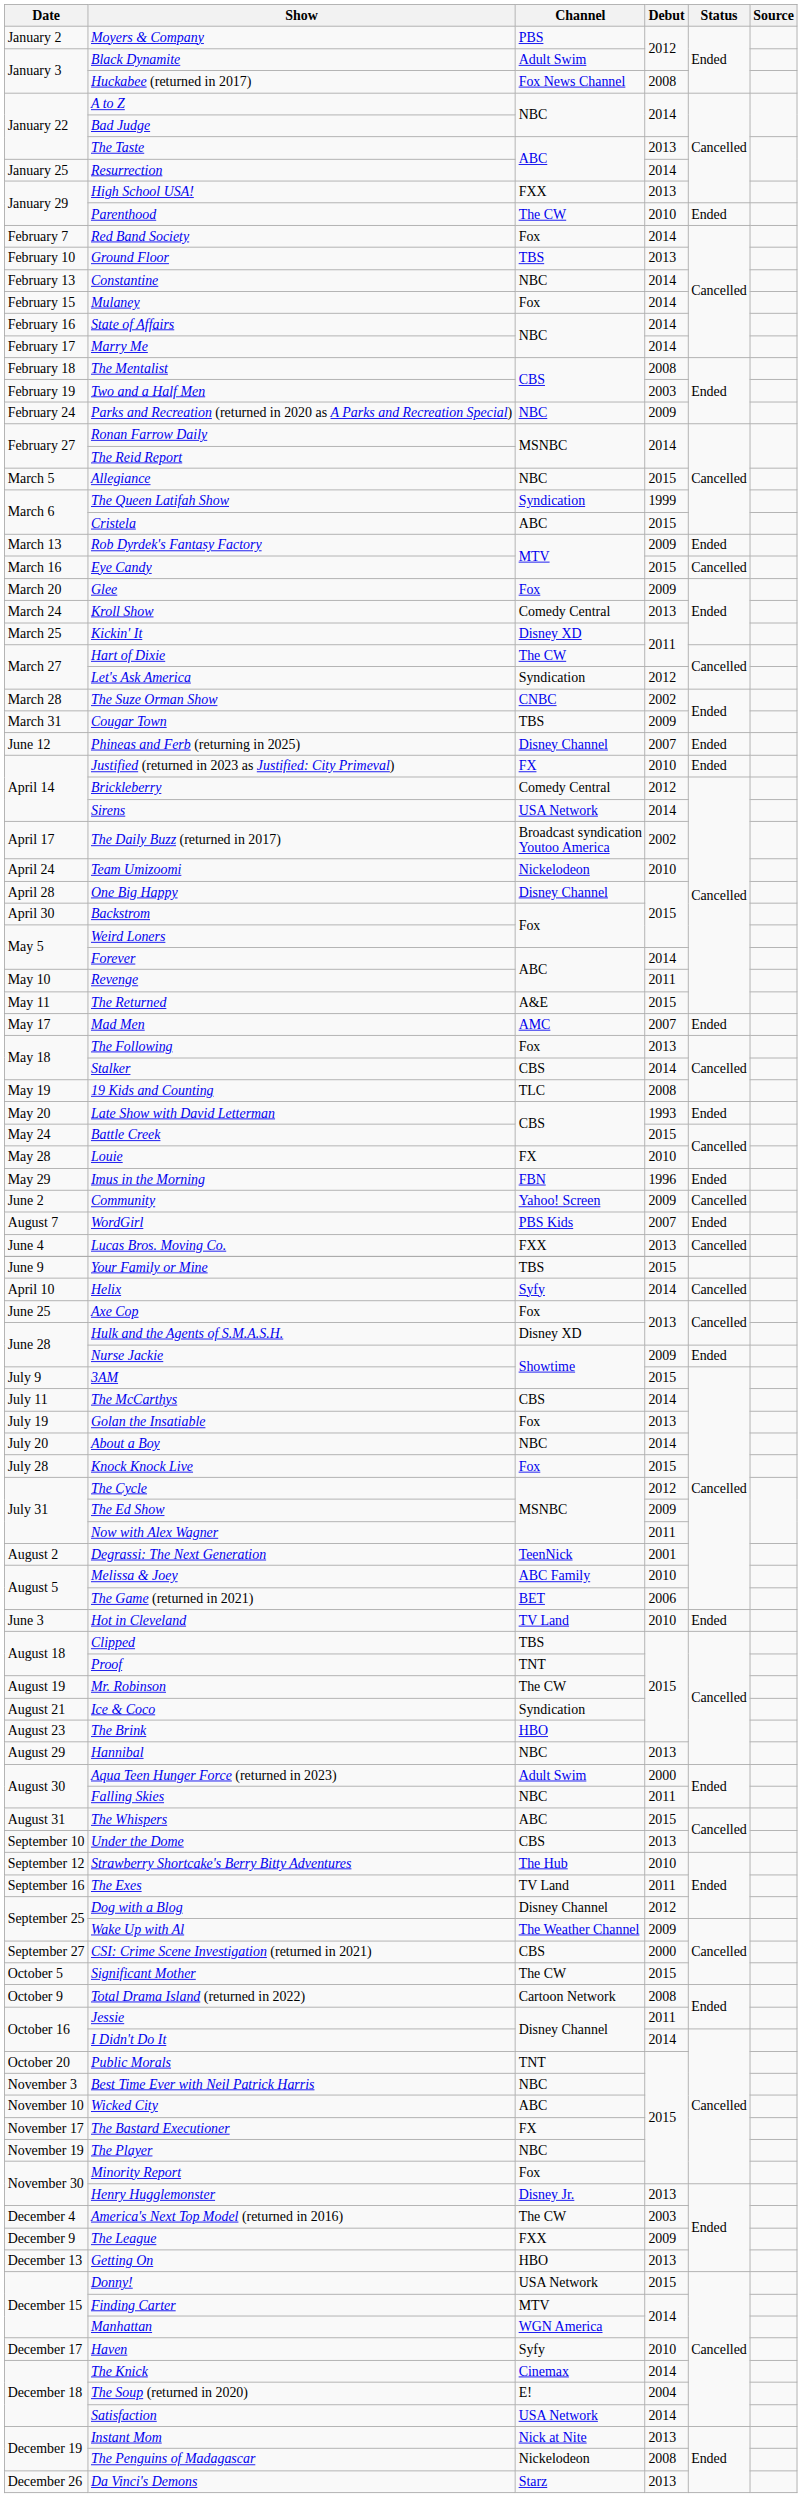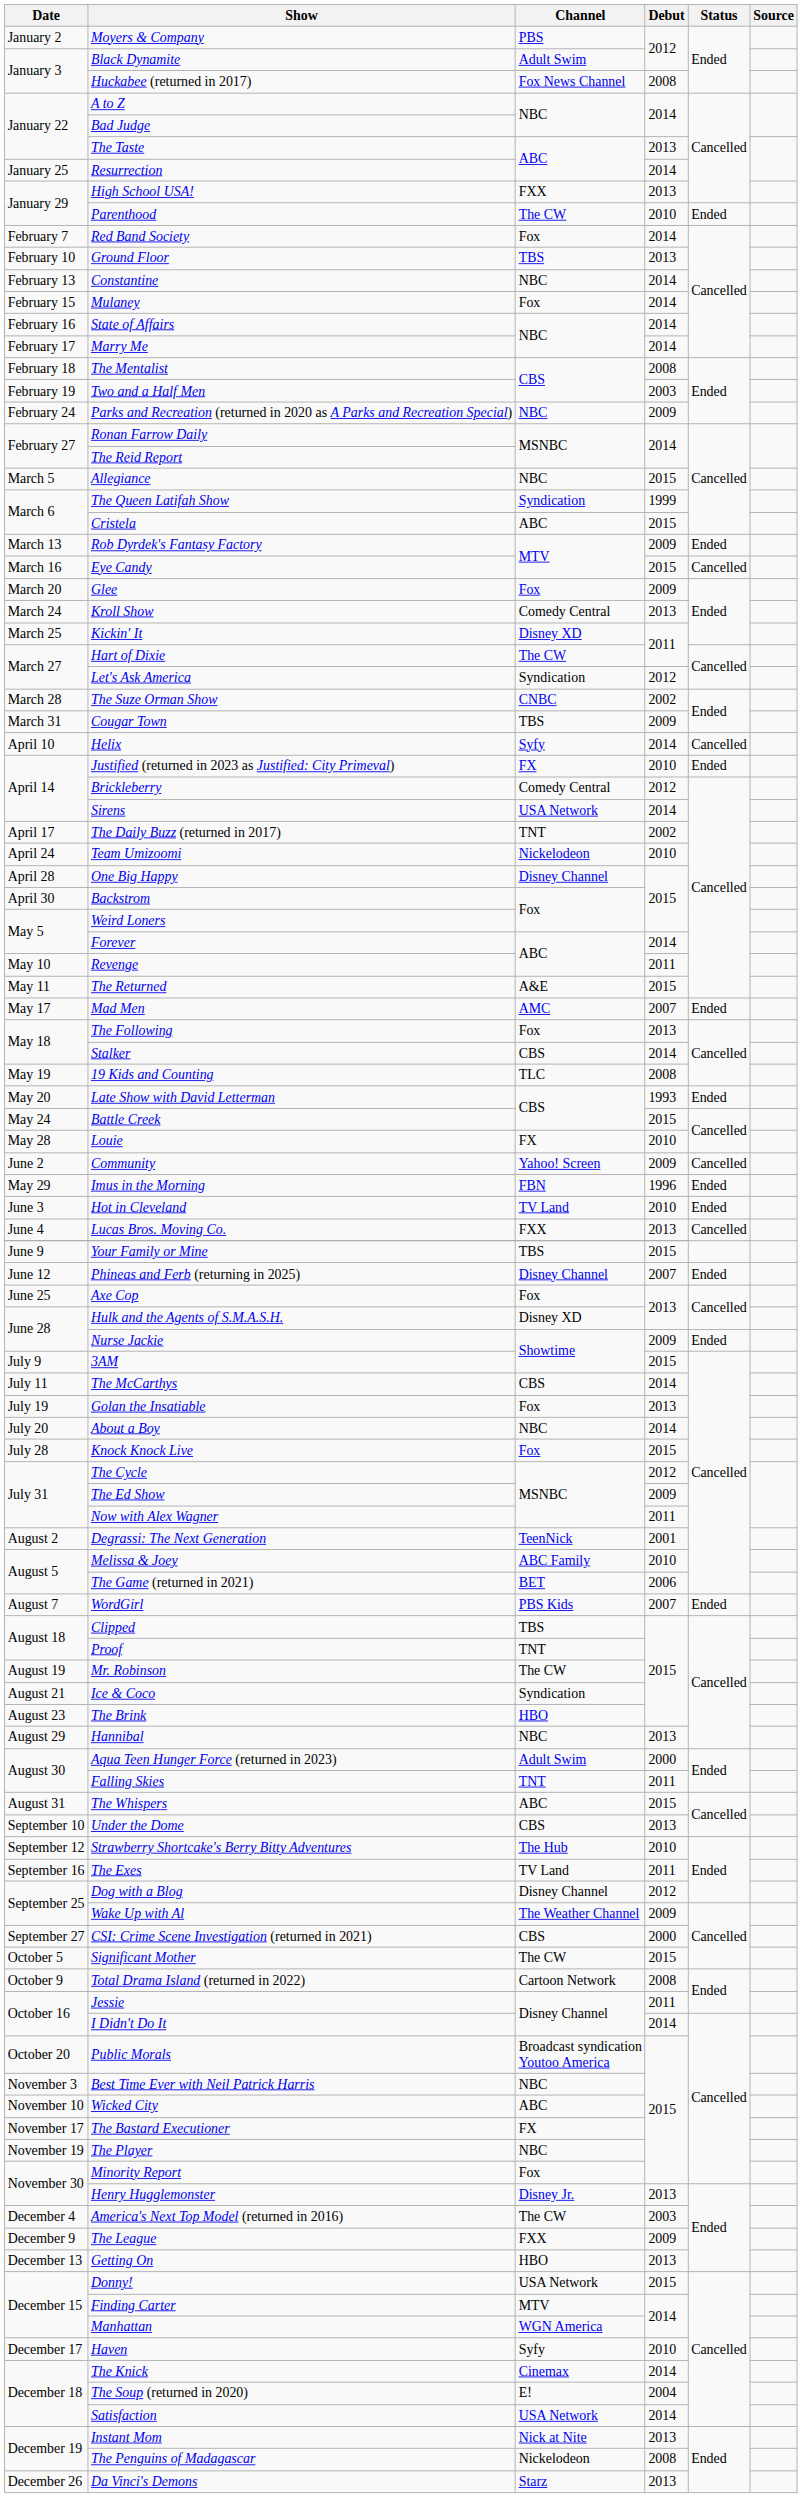rows swapped: (106, 1289) <-> (196, 744)
(580, 840) Broadcast syndication Youtoo America -> (532, 832) TNT
rows swapped: (148, 1179) <-> (123, 1201)
rows swapped: (139, 1620) <-> (117, 1223)
(533, 1797) NBC -> (532, 1781) TNT
(532, 2062) TNT -> (580, 2054) Broadcast syndication Youtoo America
